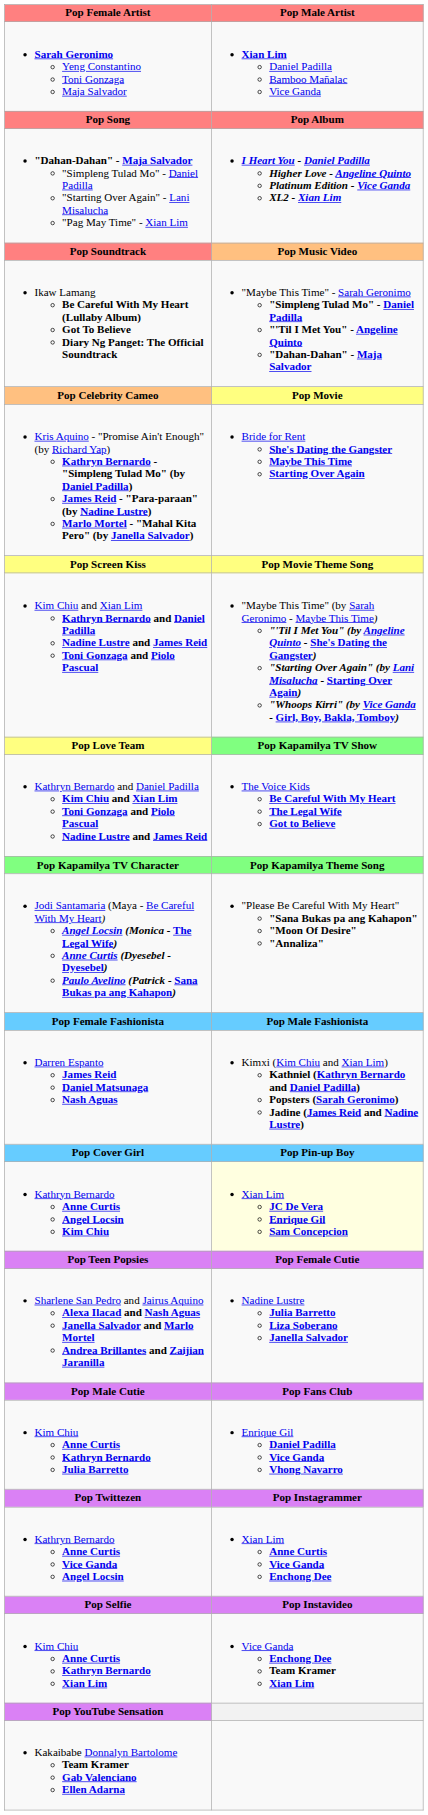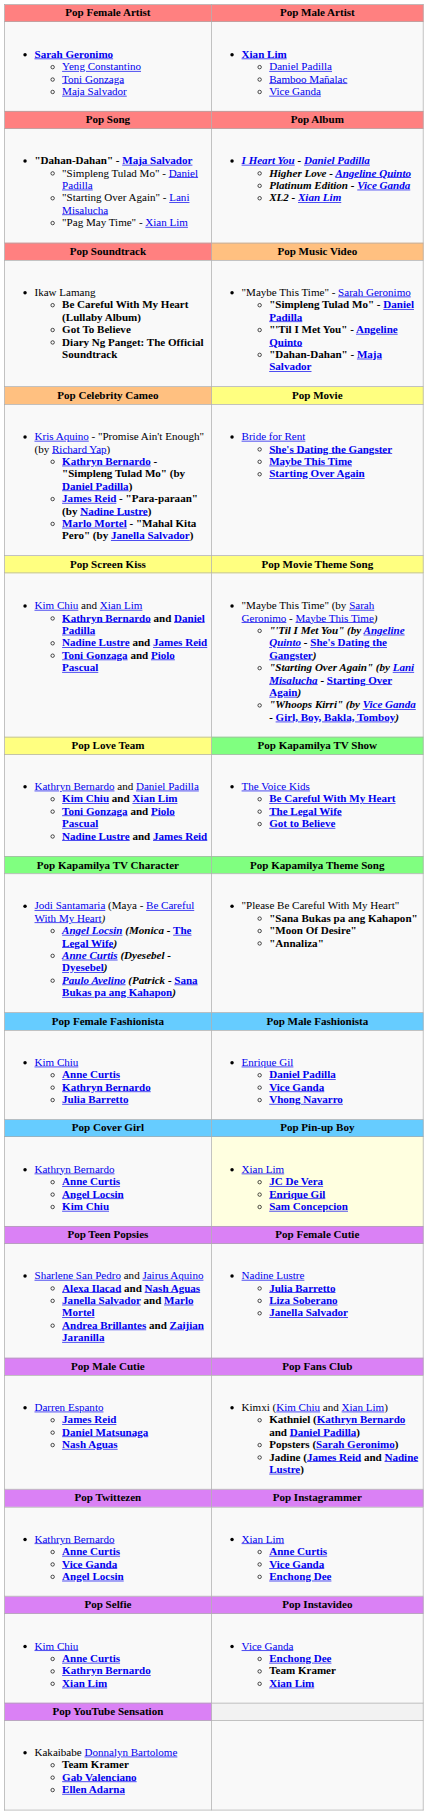rows swapped: (108, 1451) <-> (108, 1081)
